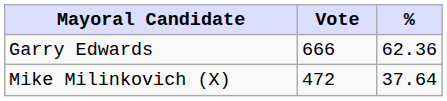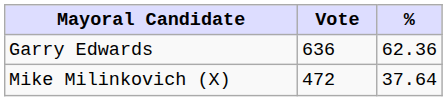(319, 50) 666 -> (319, 50) 636
